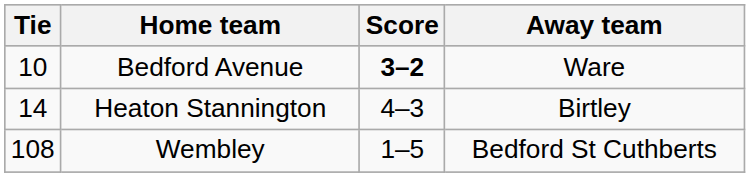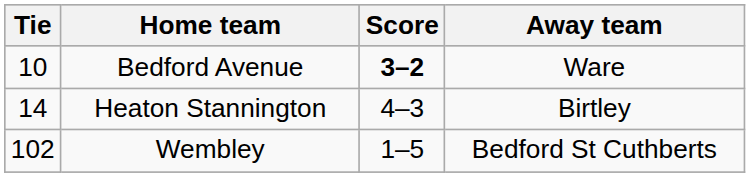(33, 150) 108 -> (33, 150) 102
